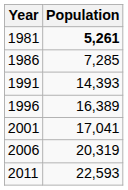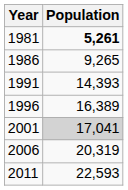(102, 60) 7,285 -> (102, 60) 9,265
(98, 128) no background -> (98, 128) lightgrey background
